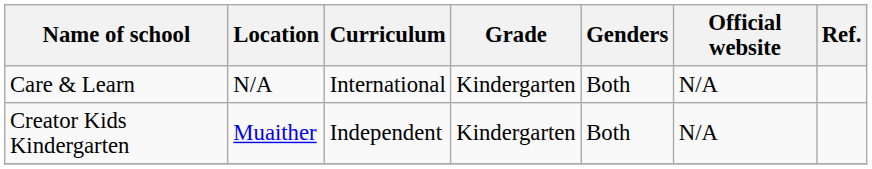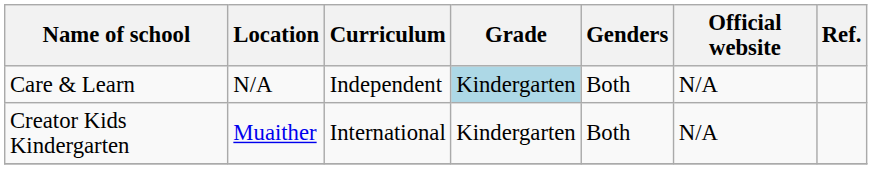(388, 84) International -> (386, 84) Independent
(516, 84) no background -> (516, 84) lightblue background
(386, 132) Independent -> (388, 132) International
